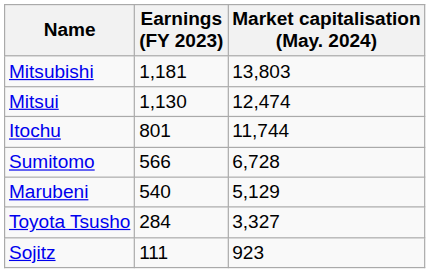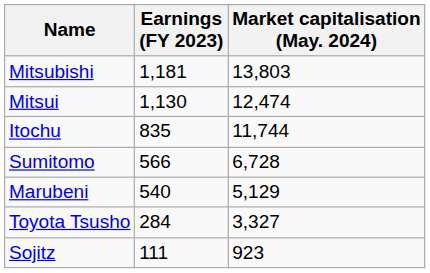(155, 131) 801 -> (155, 131) 835
